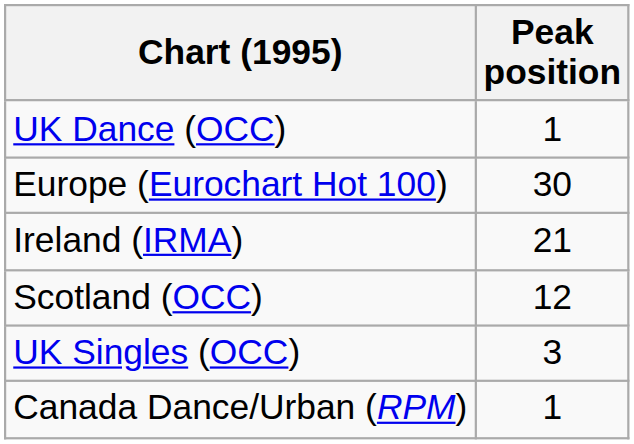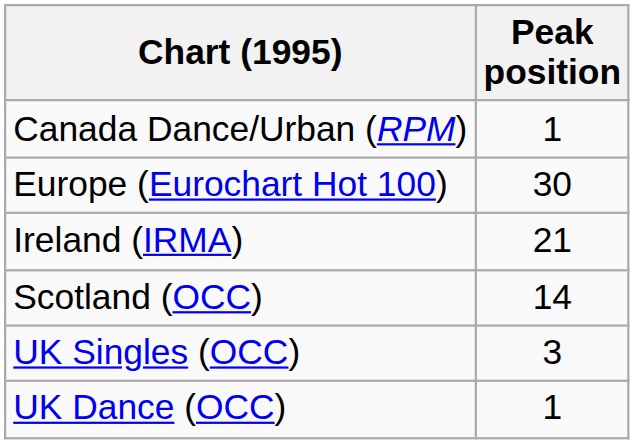rows swapped: (240, 408) <-> (150, 128)
(552, 296) 12 -> (552, 296) 14
